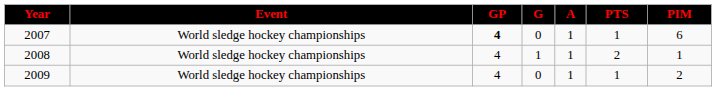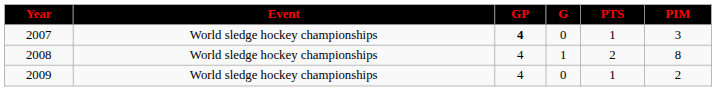- column: (571, 14)
(679, 34) 6 -> (678, 34) 3
(679, 55) 1 -> (678, 55) 8
